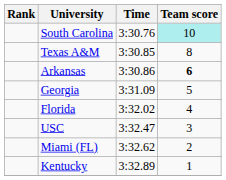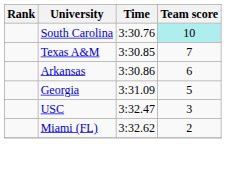(189, 52) 8 -> (189, 52) 7
(189, 71) bold -> (189, 71) normal
- row: (58, 109)
- row: (64, 166)
